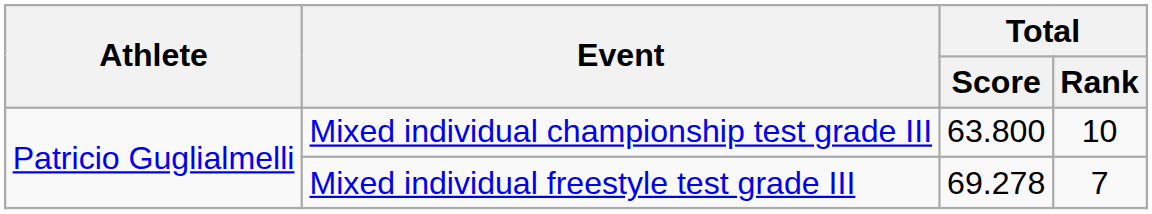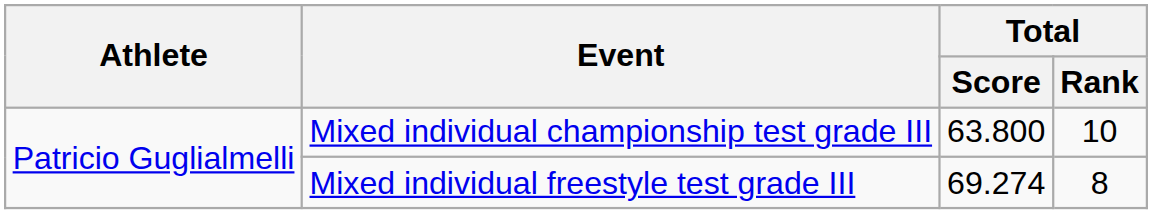(996, 183) 69.278 -> (996, 183) 69.274
(1100, 183) 7 -> (1100, 183) 8
